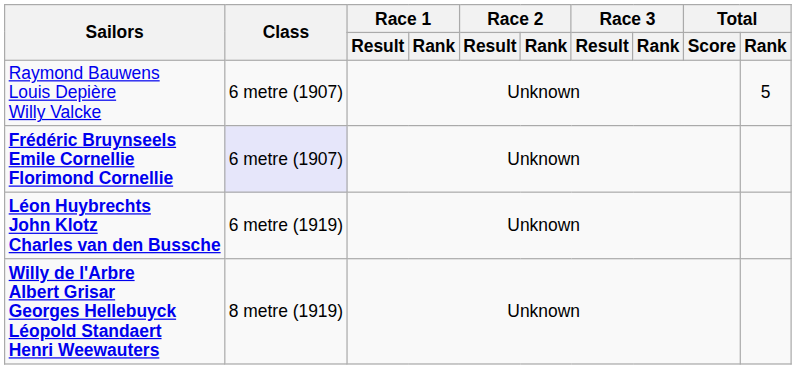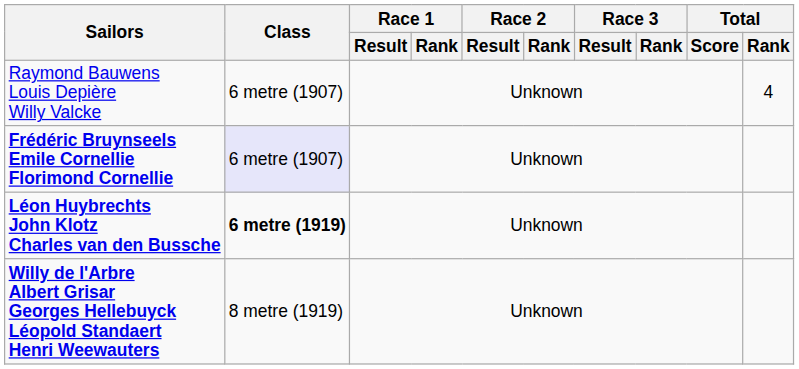(765, 93) 5 -> (768, 93) 4
(286, 226) normal -> (287, 226) bold
